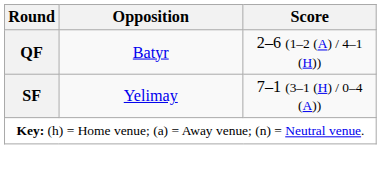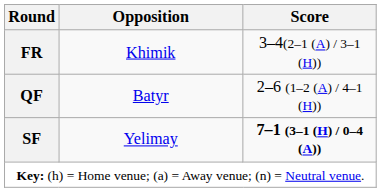+ row: (32, 52)
(310, 95) normal -> (310, 139) bold
